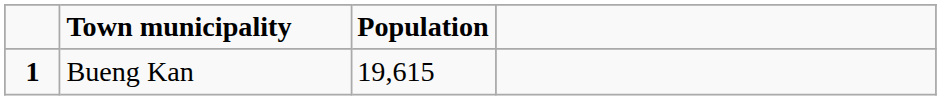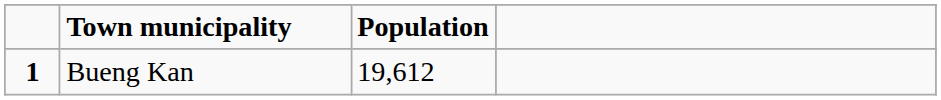(396, 71) 19,615 -> (396, 71) 19,612
